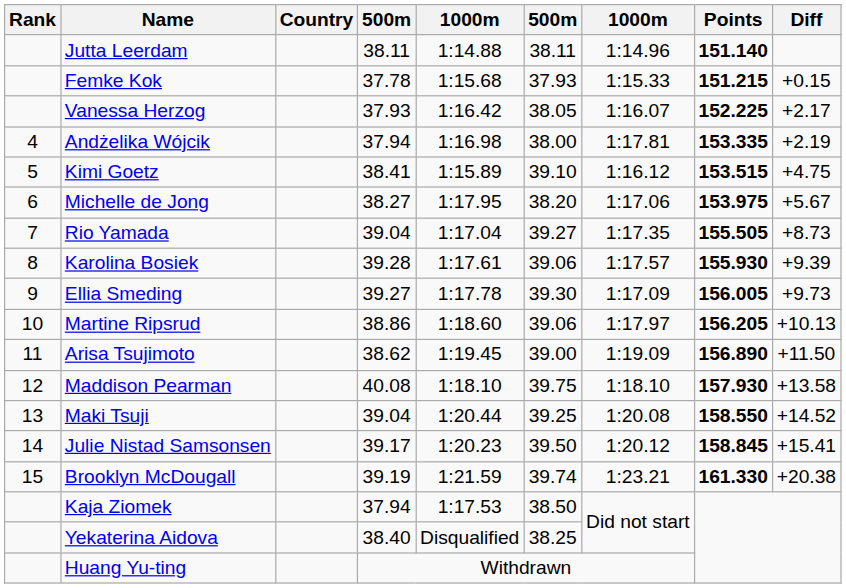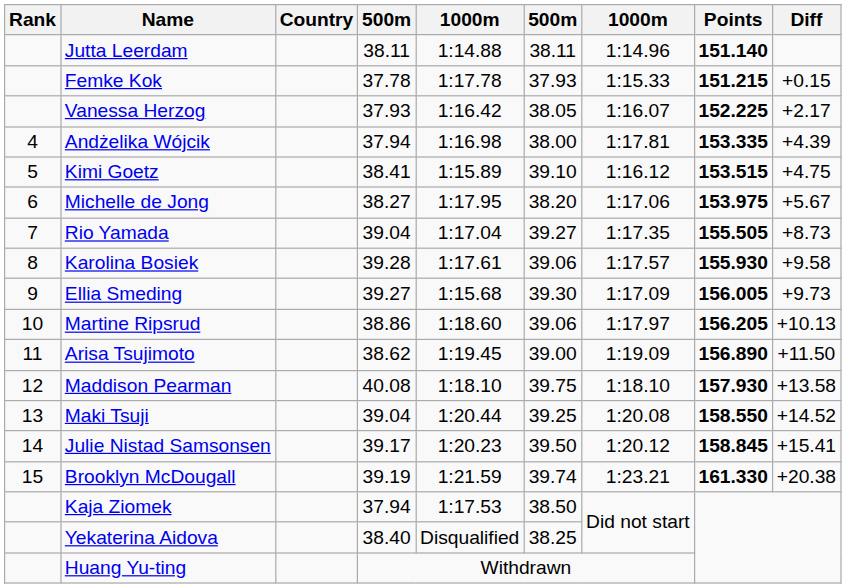(470, 80) 1:15.68 -> (470, 80) 1:17.78
(806, 141) +2.19 -> (806, 141) +4.39
(806, 263) +9.39 -> (806, 263) +9.58
(470, 293) 1:17.78 -> (470, 293) 1:15.68
